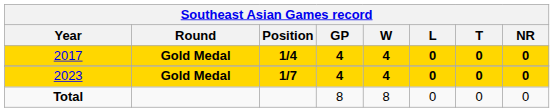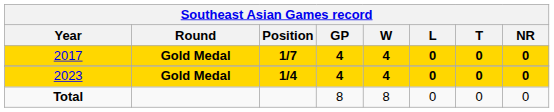(288, 55) 1/4 -> (288, 55) 1/7
(288, 76) 1/7 -> (288, 76) 1/4
